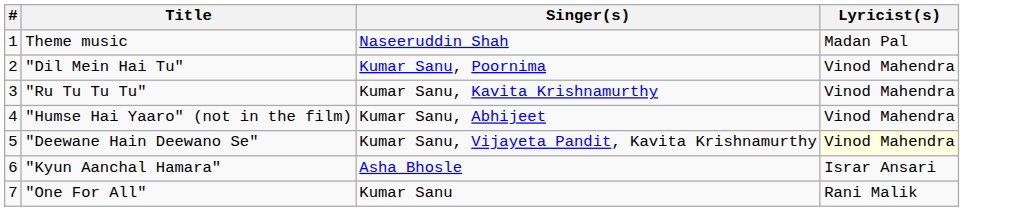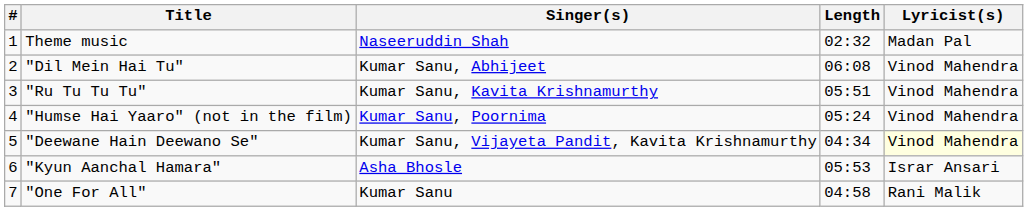+ column: (852, 18)
(453, 68) Kumar Sanu, Poornima -> (453, 68) Kumar Sanu, Abhijeet
(453, 118) Kumar Sanu, Abhijeet -> (453, 118) Kumar Sanu, Poornima
